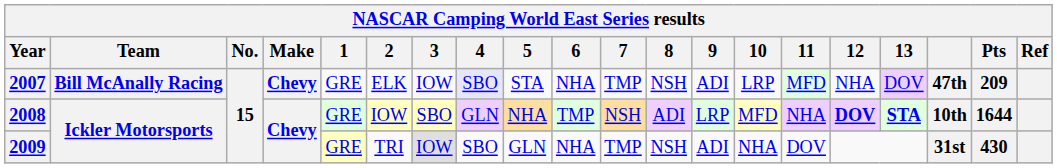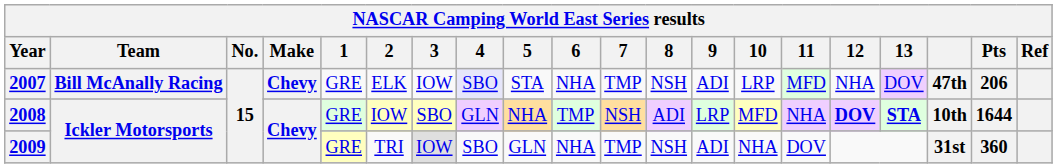(994, 83) 209 -> (994, 83) 206
(994, 146) 430 -> (994, 146) 360
